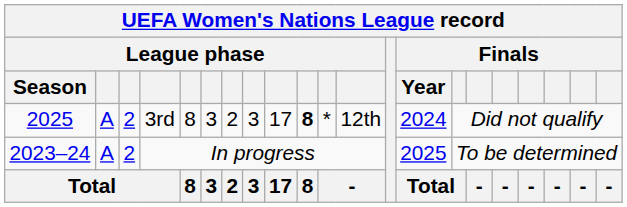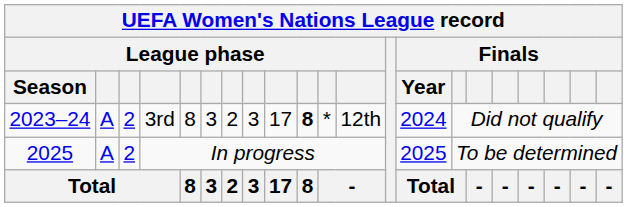(50, 119) 2025 -> (50, 119) 2023–24
(50, 152) 2023–24 -> (50, 152) 2025
